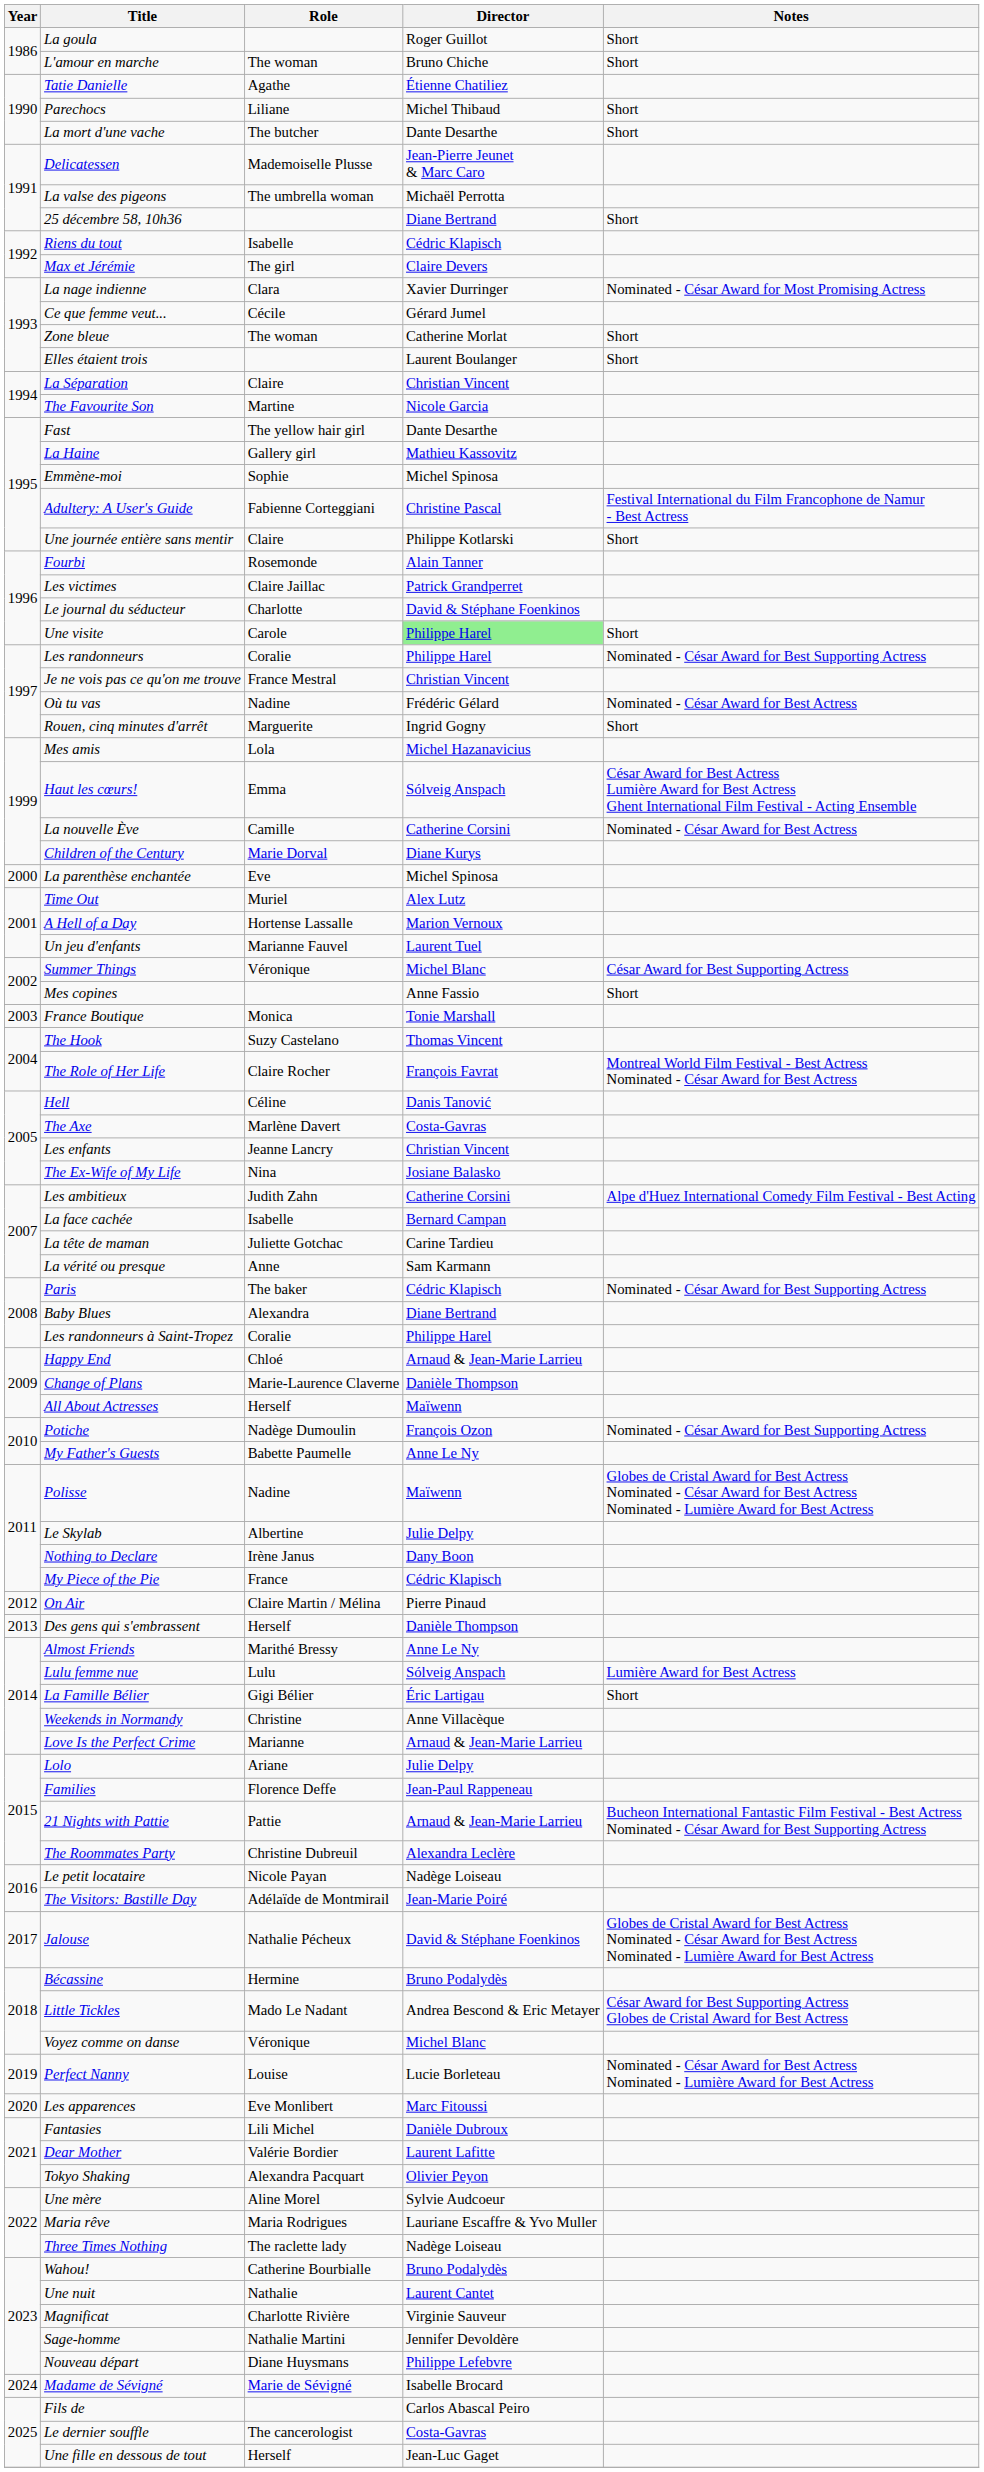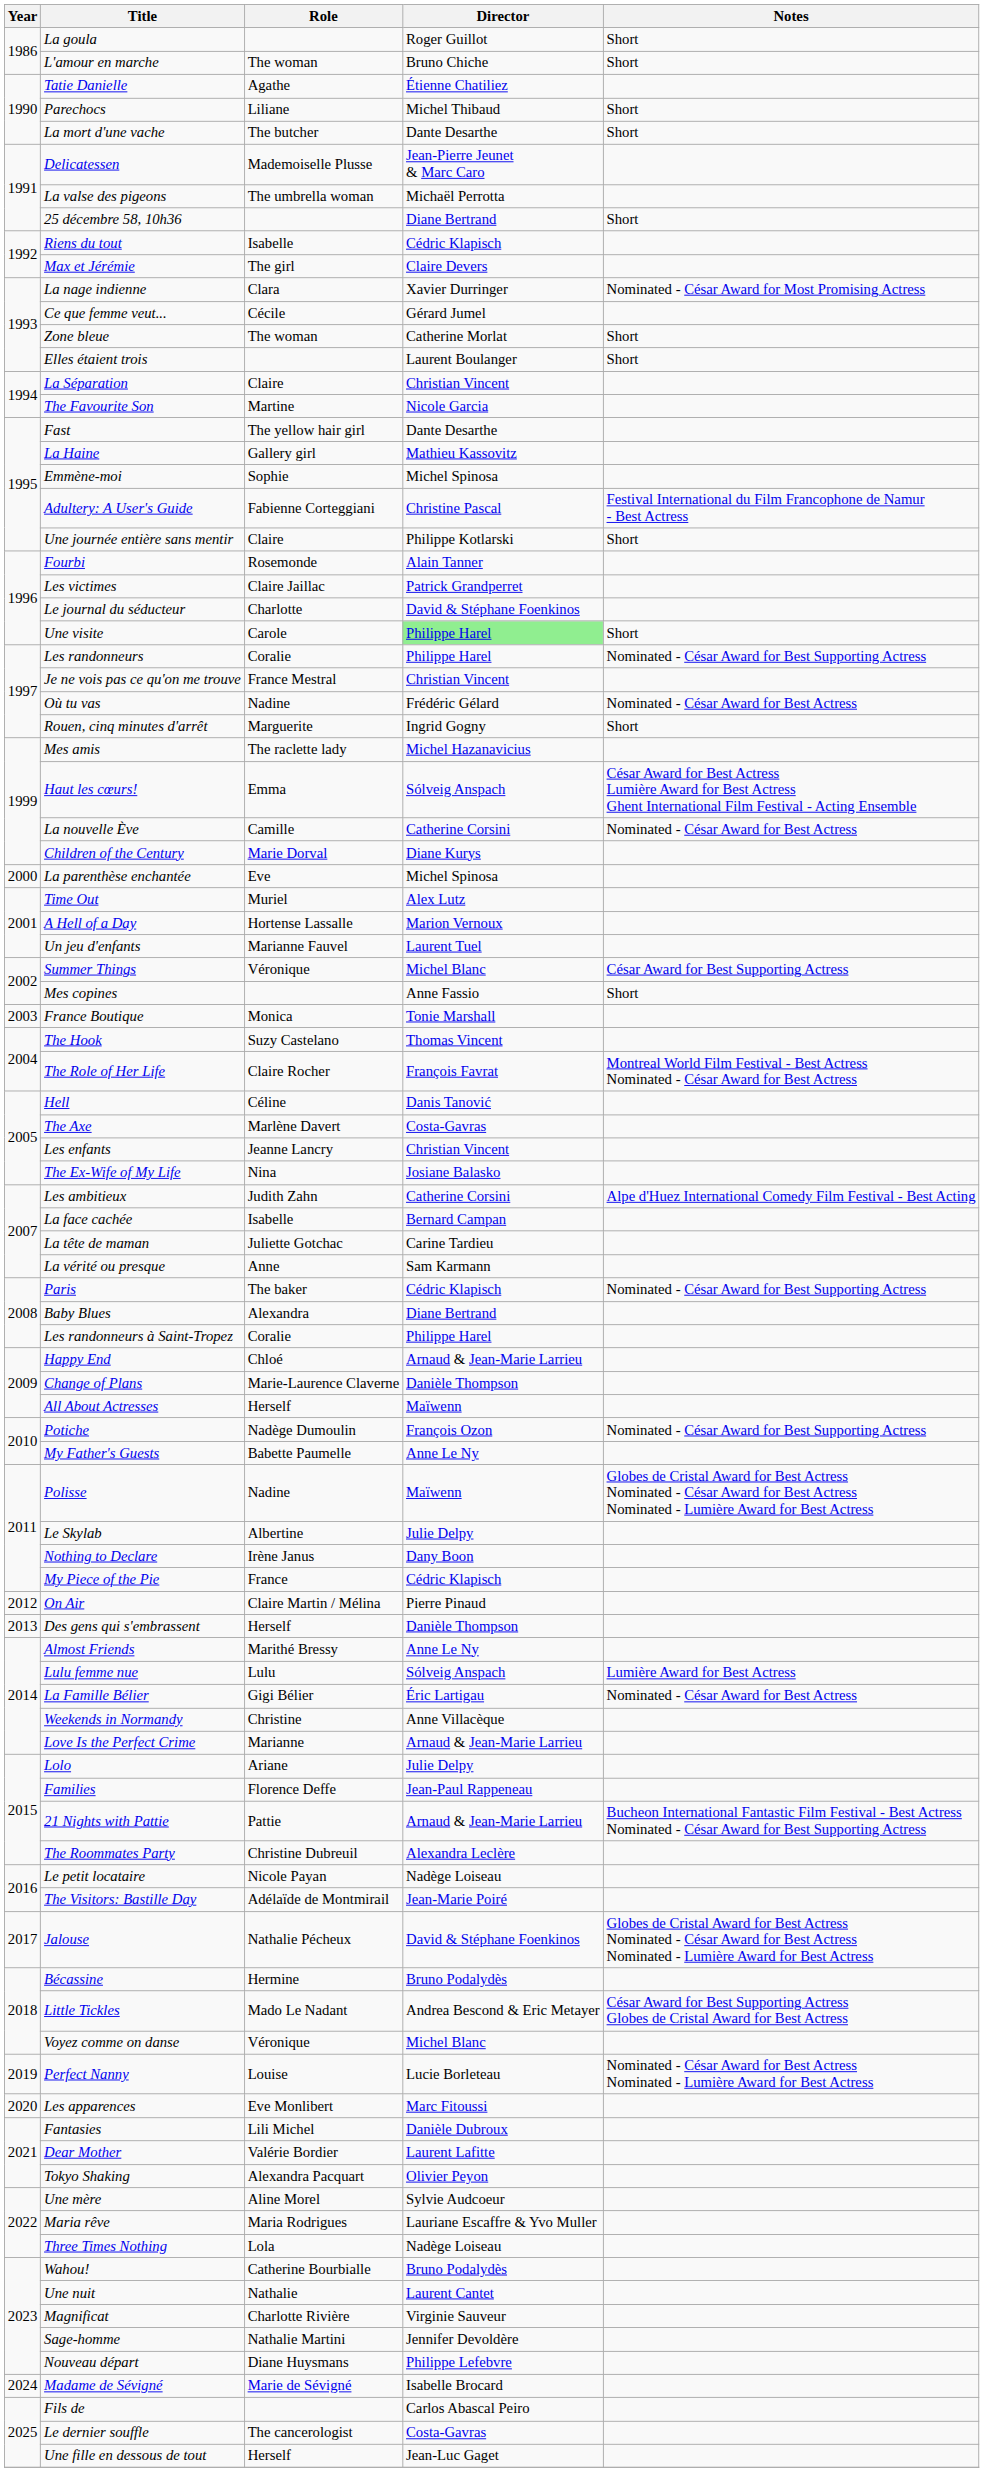(261, 749) Lola -> (297, 749) The raclette lady
(623, 1696) Short -> (732, 1696) Nominated - César Award for Best Actress
(297, 2245) The raclette lady -> (261, 2245) Lola
